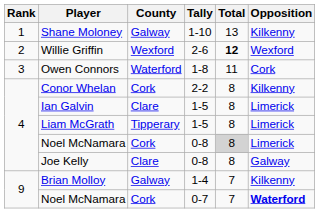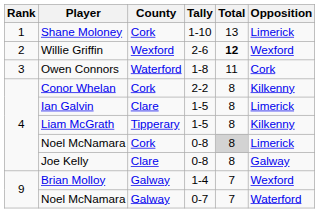(150, 32) Galway -> (143, 32) Cork
(273, 32) Kilkenny -> (272, 32) Limerick
(272, 124) Limerick -> (273, 124) Kilkenny
(273, 180) Kilkenny -> (272, 180) Wexford
(143, 198) Cork -> (150, 198) Galway
(278, 198) bold -> (276, 198) normal
